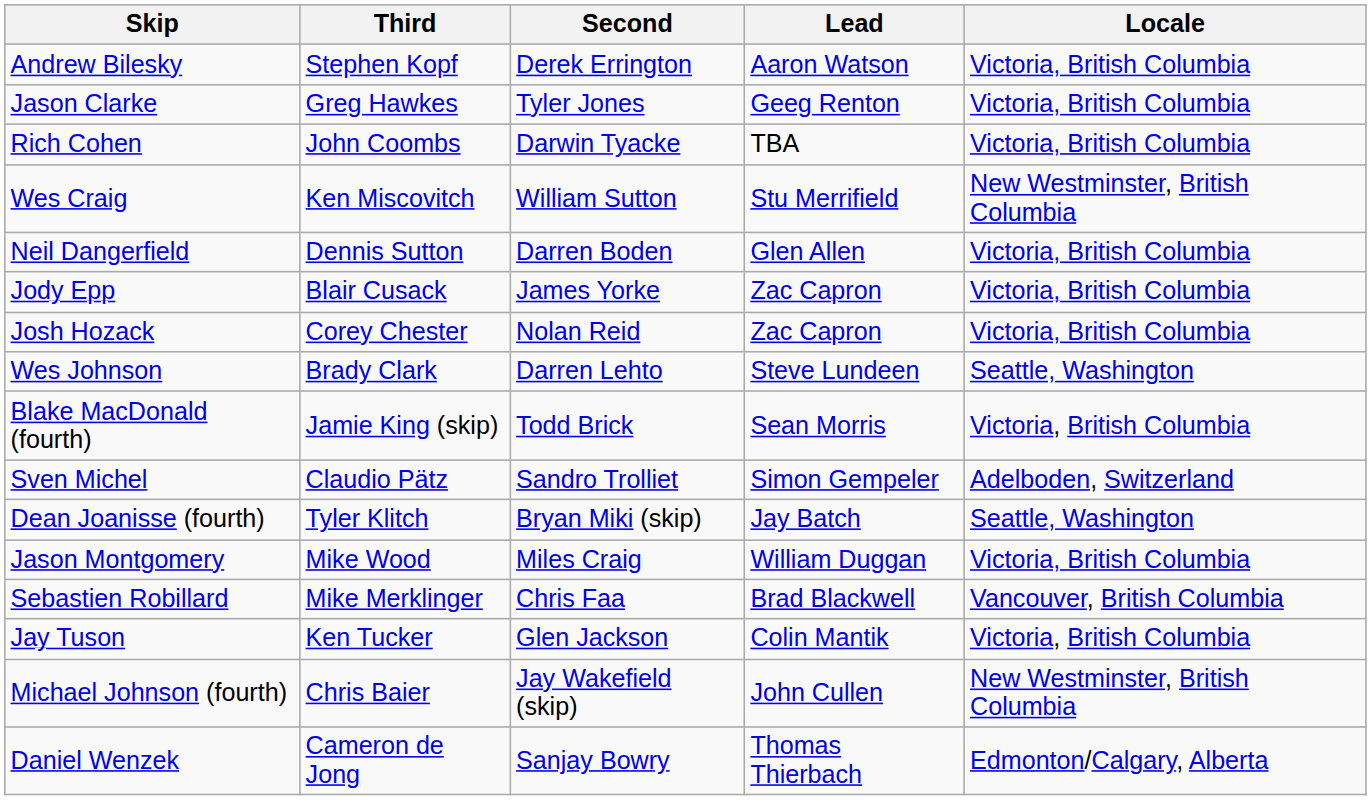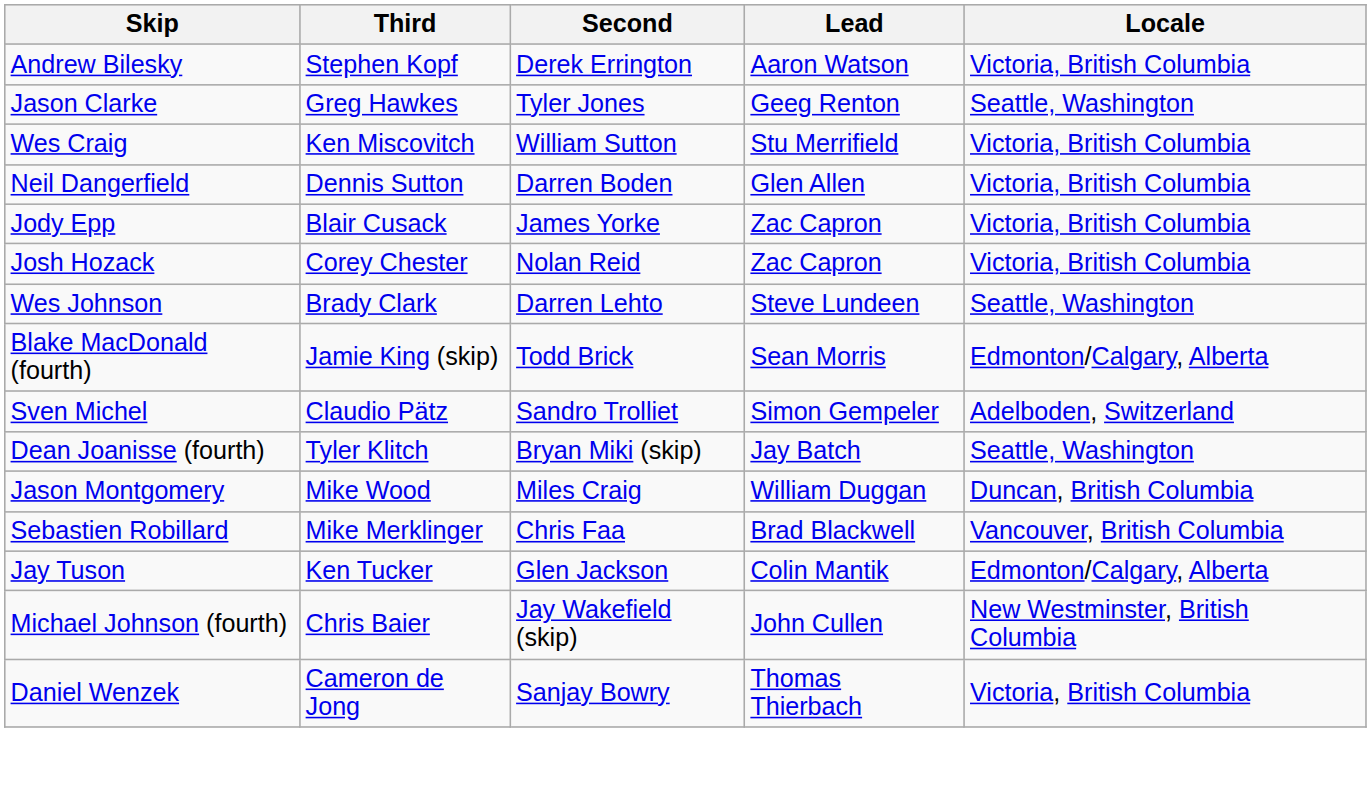(1110, 104) Victoria, British Columbia -> (1082, 104) Seattle, Washington
- row: (76, 143)
(1109, 197) New Westminster, British Columbia -> (1110, 143) Victoria, British Columbia
(1110, 425) Victoria, British Columbia -> (1119, 357) Edmonton/Calgary, Alberta
(1110, 559) Victoria, British Columbia -> (1112, 490) Duncan, British Columbia
(1110, 638) Victoria, British Columbia -> (1119, 570) Edmonton/Calgary, Alberta
(1119, 760) Edmonton/Calgary, Alberta -> (1110, 692) Victoria, British Columbia
